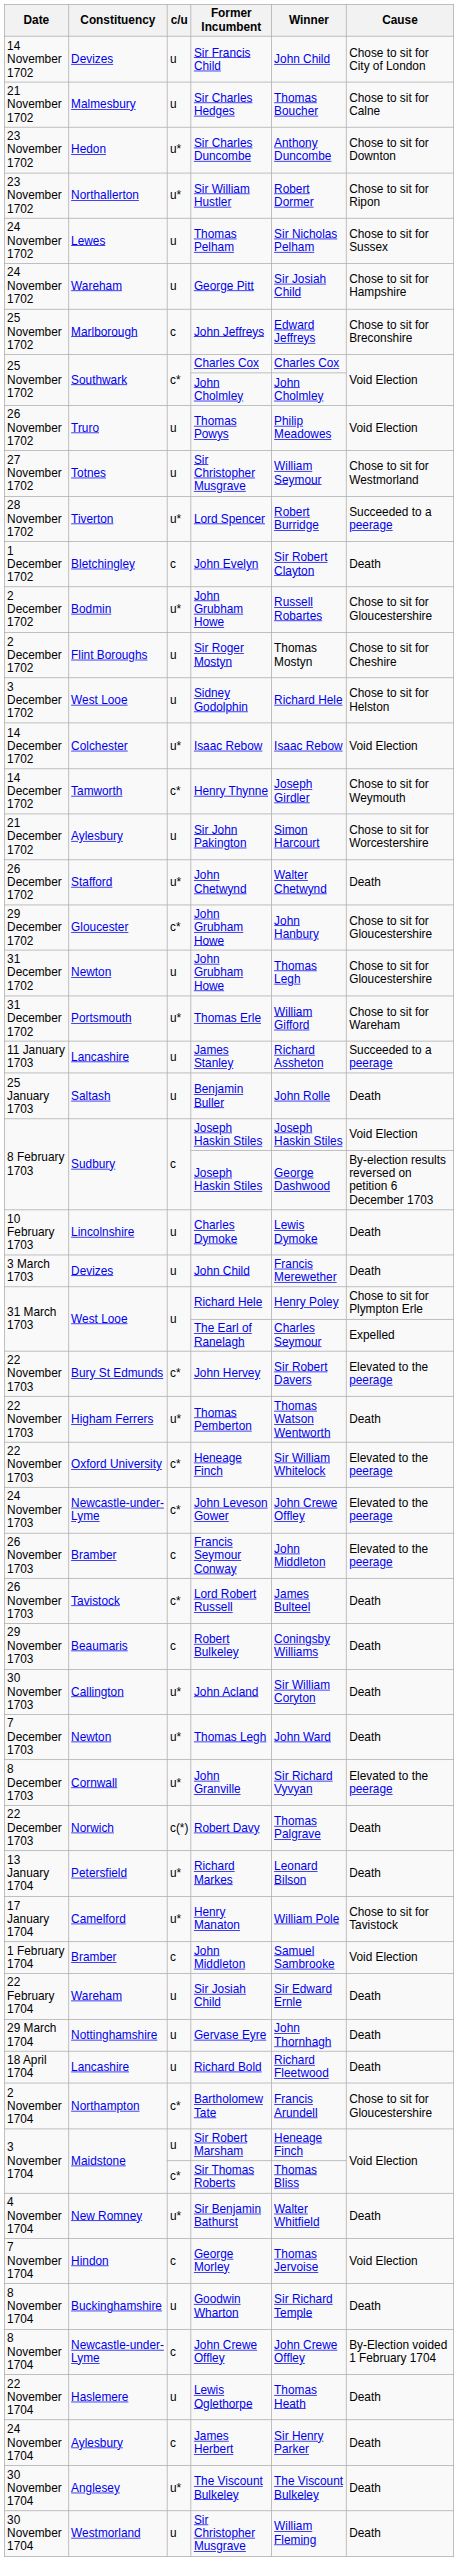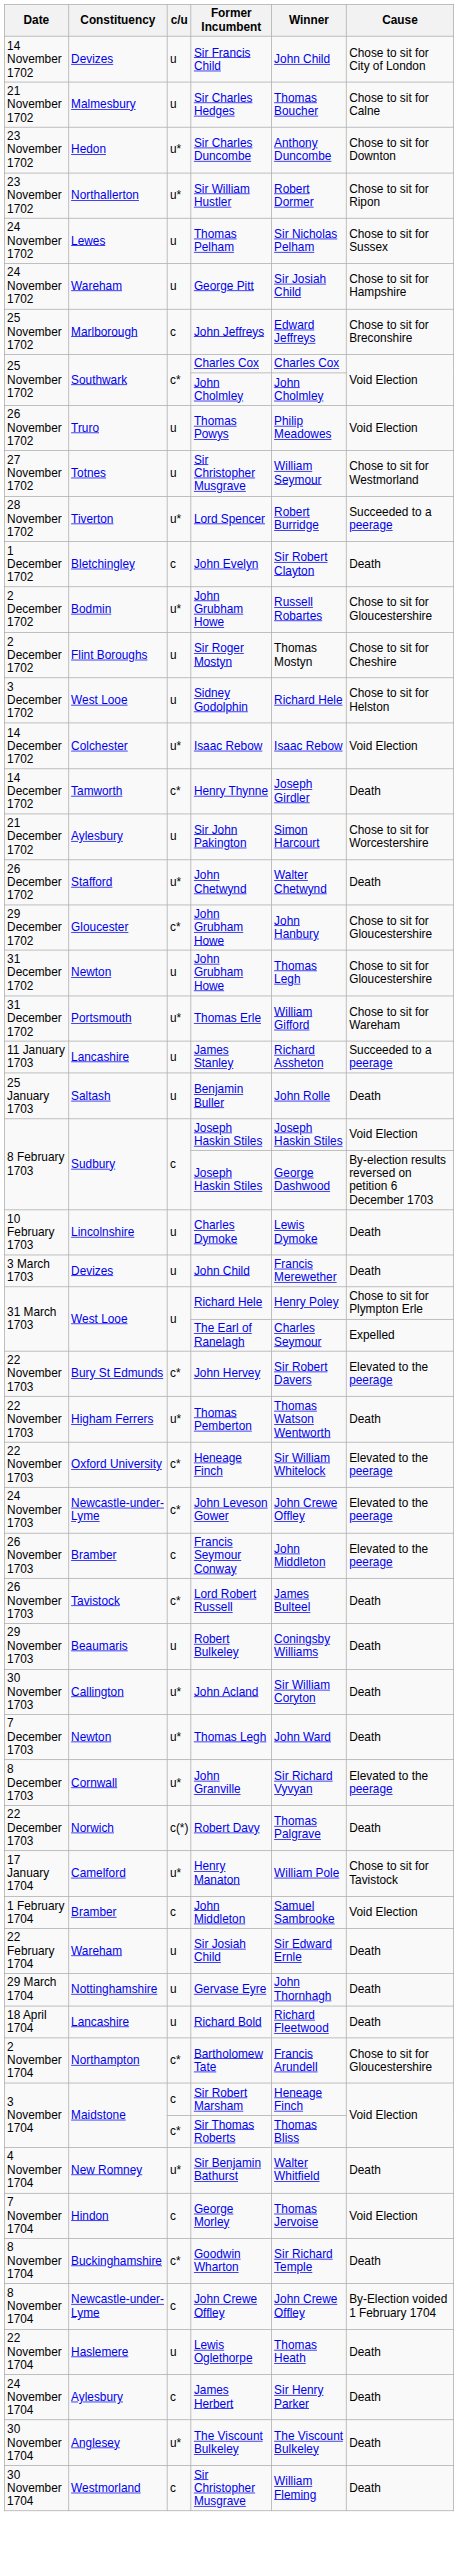(389, 791) Chose to sit for Weymouth -> (365, 791) Death
(173, 1646) c -> (173, 1646) u
- row: (99, 1873)
(173, 2144) u -> (173, 2099) c
(173, 2306) u -> (175, 2261) c*
(173, 2533) u -> (173, 2488) c
